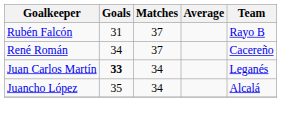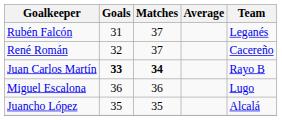(247, 32) Rayo B -> (249, 32) Leganés
(116, 50) 34 -> (116, 50) 32
(157, 69) normal -> (157, 69) bold
(249, 69) Leganés -> (247, 69) Rayo B
+ row: (46, 87)
(157, 87) 34 -> (157, 106) 35
